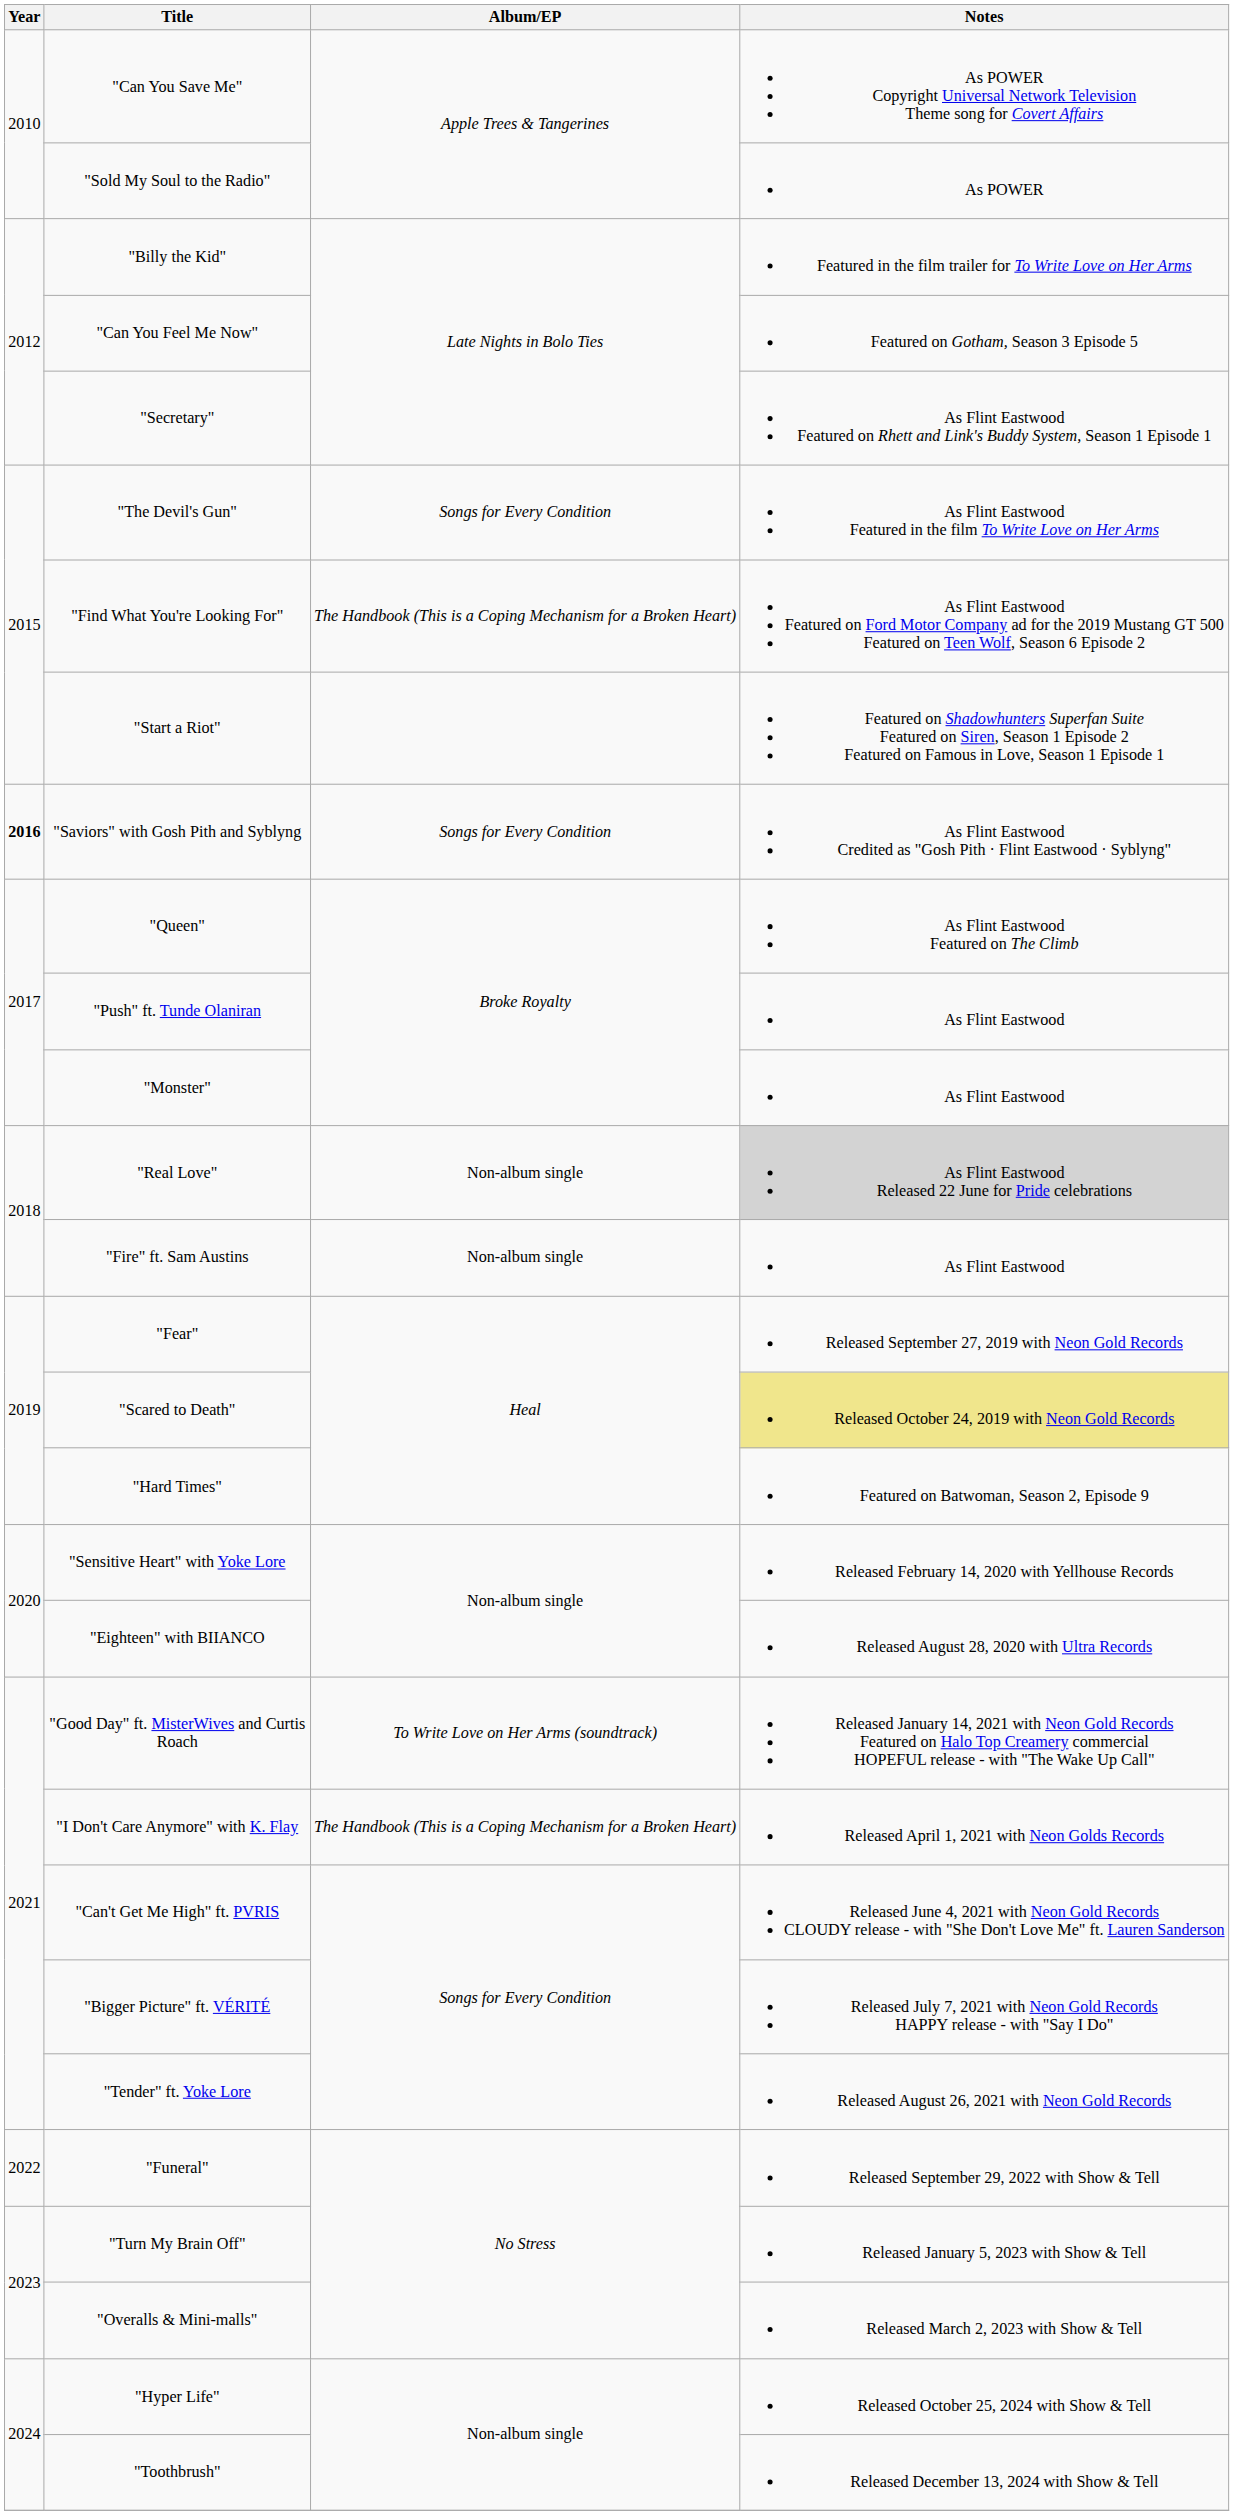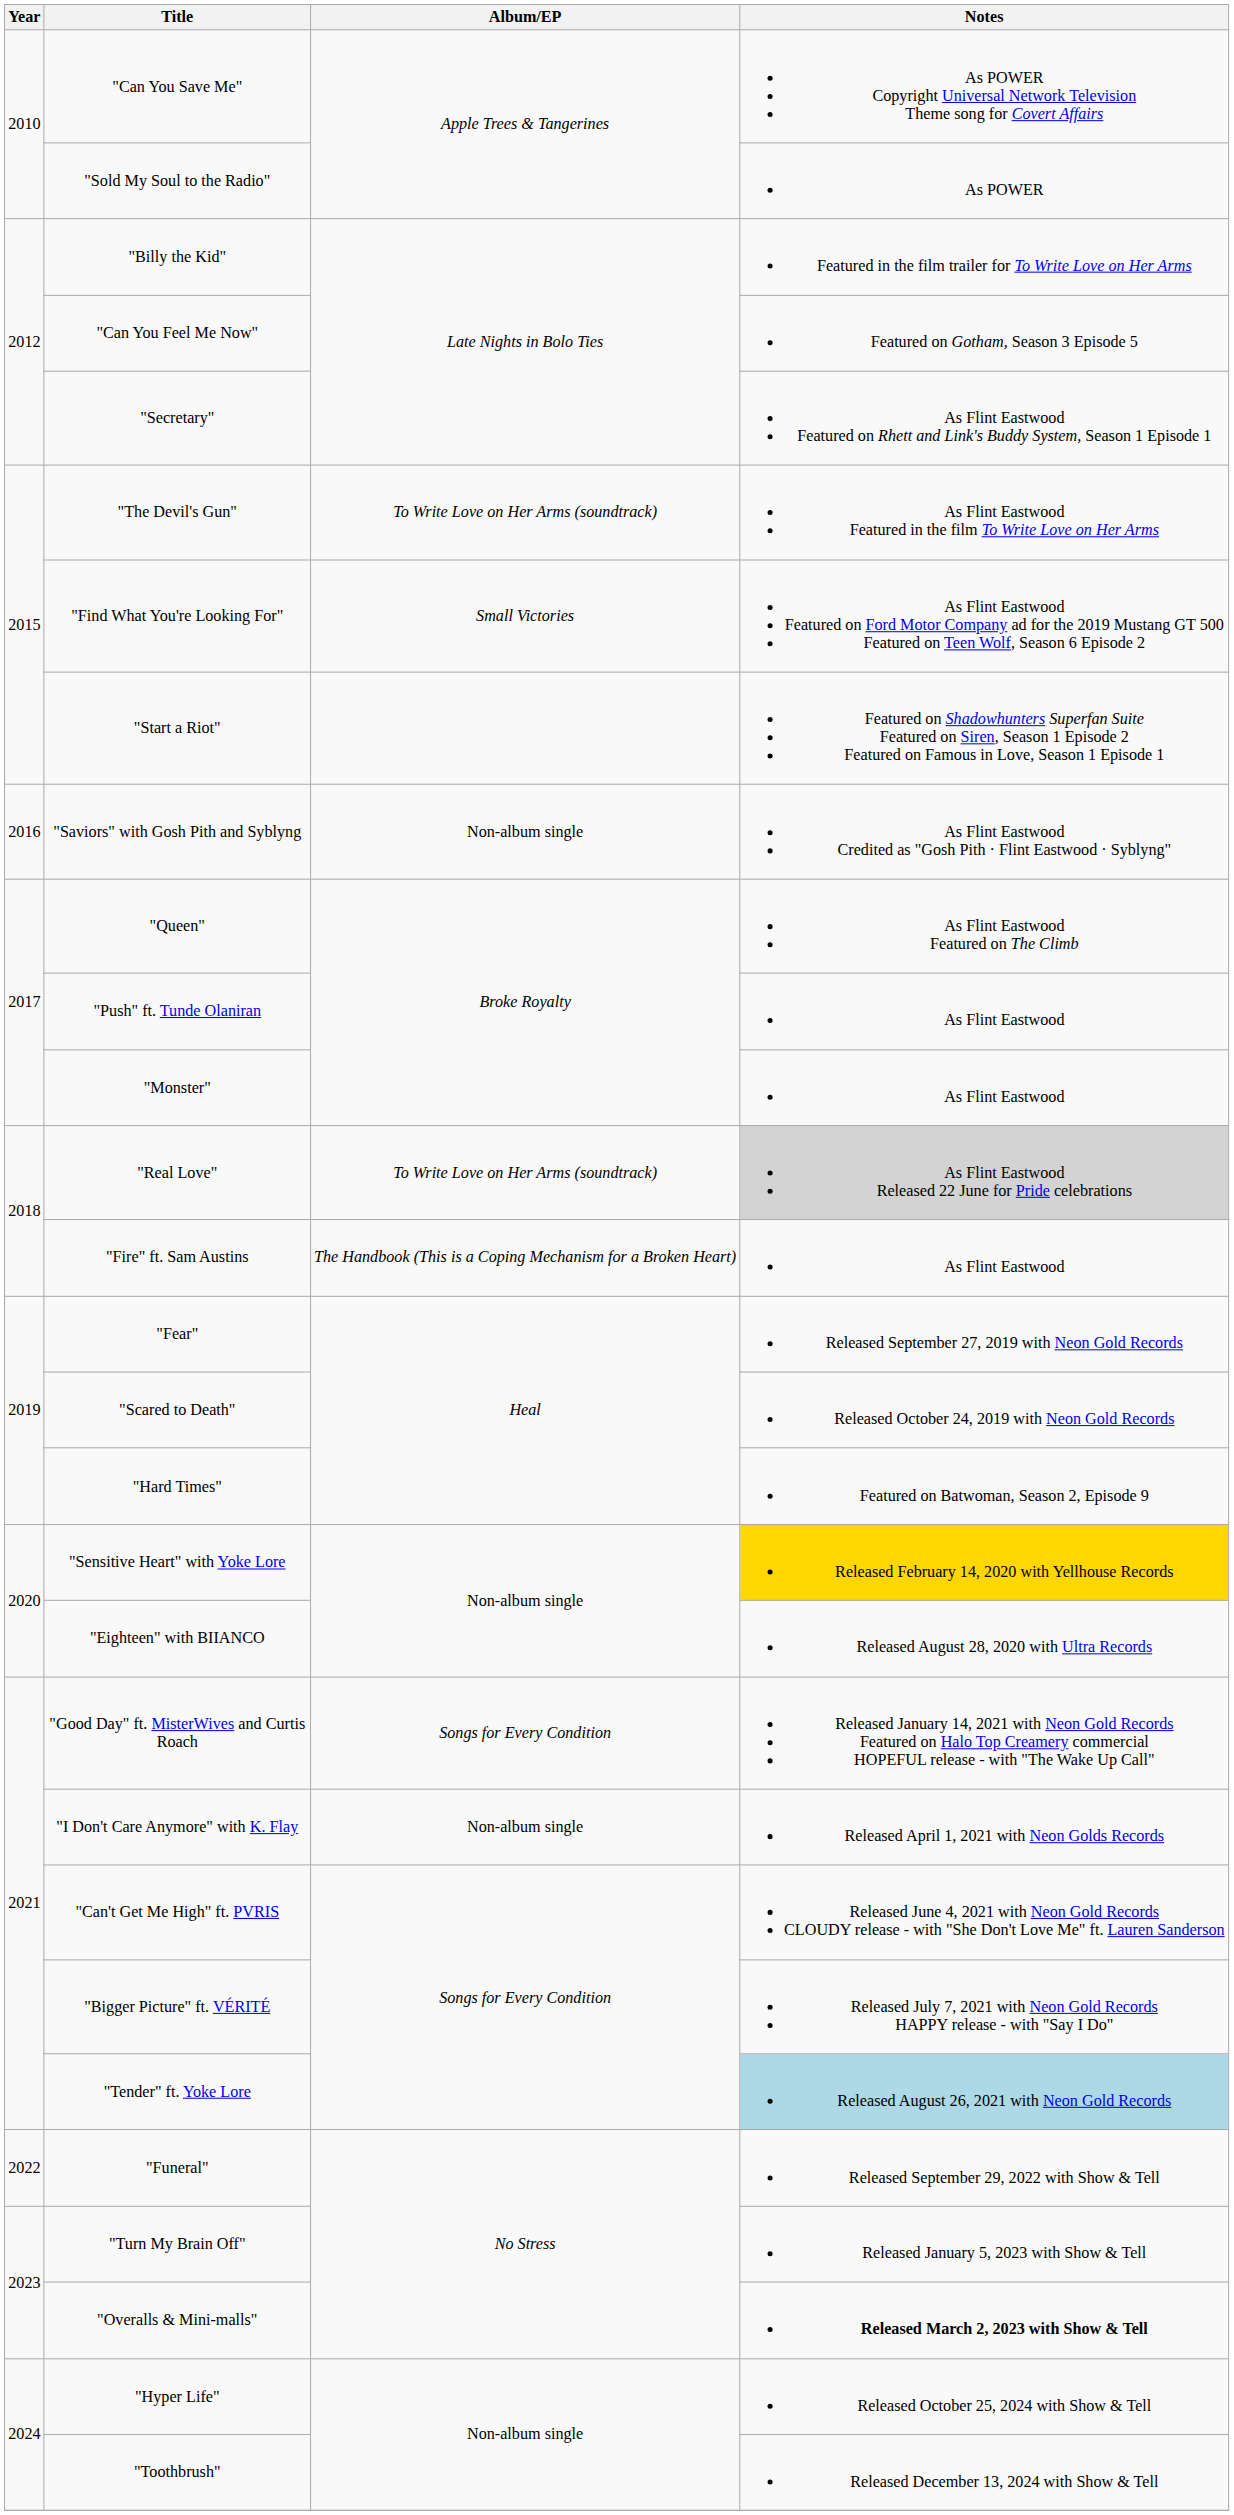(525, 512) Songs for Every Condition -> (525, 512) To Write Love on Her Arms (soundtrack)
(525, 615) The Handbook (This is a Coping Mechanism for a Broken Heart) -> (525, 615) Small Victories
(24, 831) bold -> (24, 831) normal
(525, 831) Songs for Every Condition -> (525, 831) Non-album single
(525, 1172) Non-album single -> (525, 1172) To Write Love on Her Arms (soundtrack)
(525, 1257) Non-album single -> (525, 1257) The Handbook (This is a Coping Mechanism for a Broken Heart)
(984, 1419) khaki background -> (984, 1419) no background
(984, 1571) no background -> (984, 1571) gold background
(525, 1732) To Write Love on Her Arms (soundtrack) -> (525, 1732) Songs for Every Condition
(525, 1827) The Handbook (This is a Coping Mechanism for a Broken Heart) -> (525, 1827) Non-album single
(984, 2101) no background -> (984, 2101) lightblue background
(984, 2329) normal -> (984, 2329) bold
